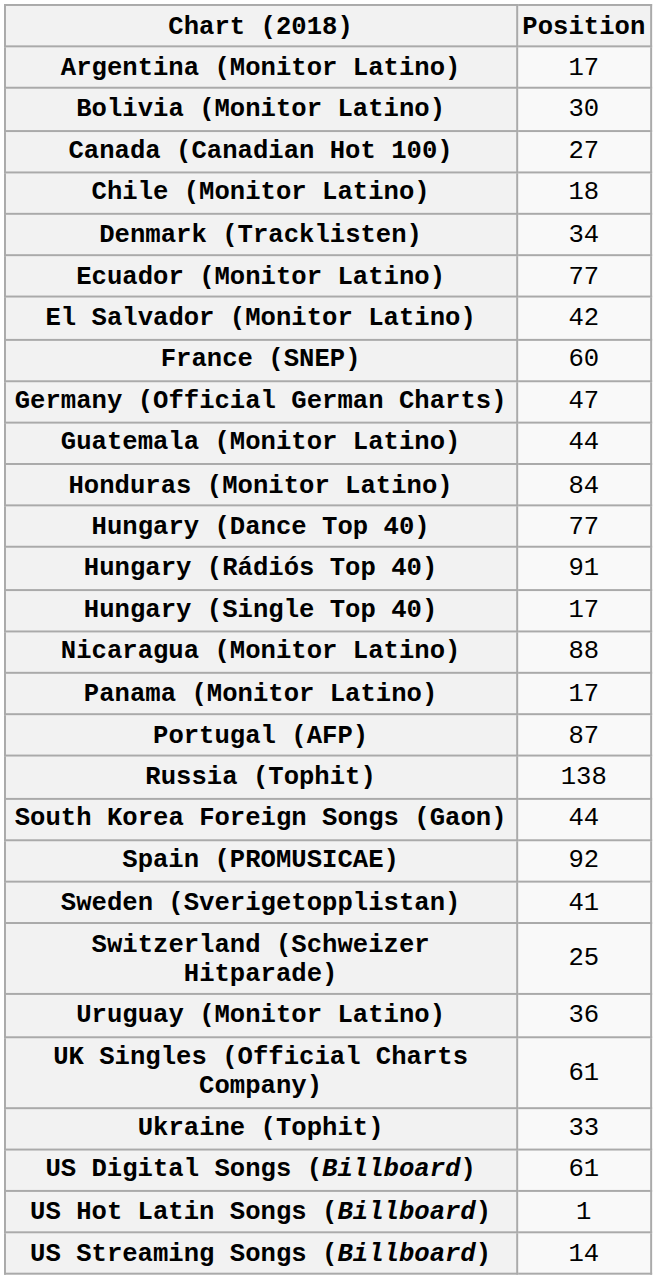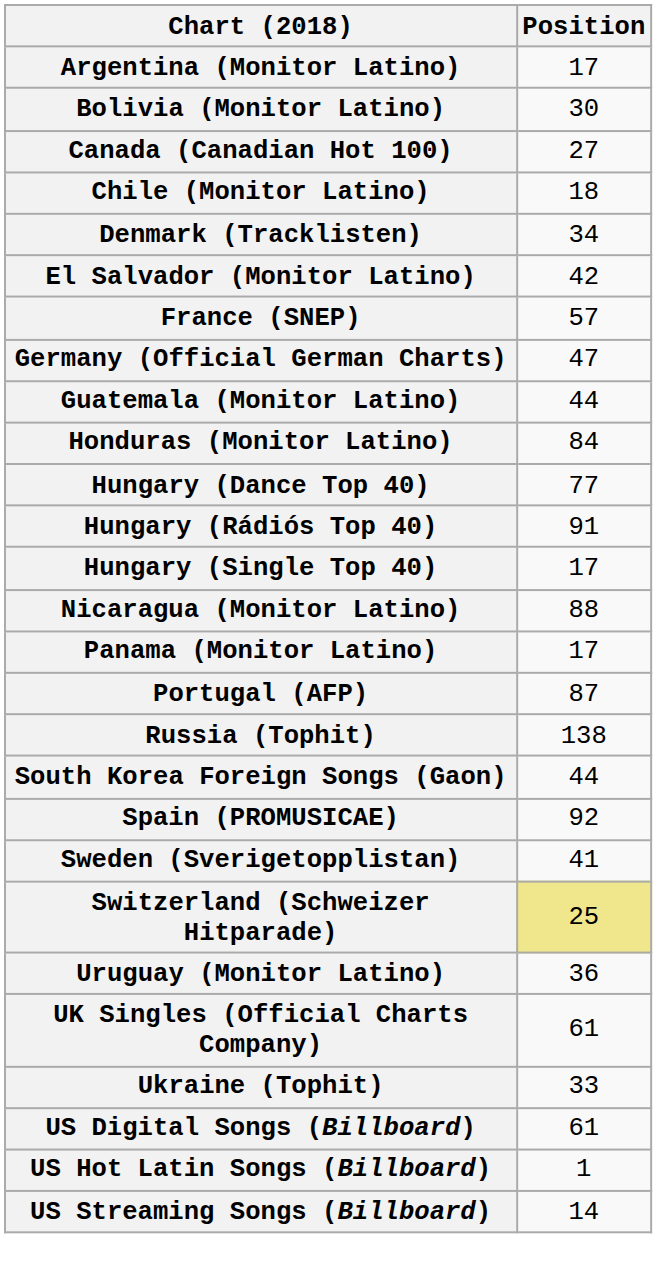- row: (261, 276)
(584, 360) 60 -> (584, 318) 57
(584, 959) no background -> (584, 917) khaki background
